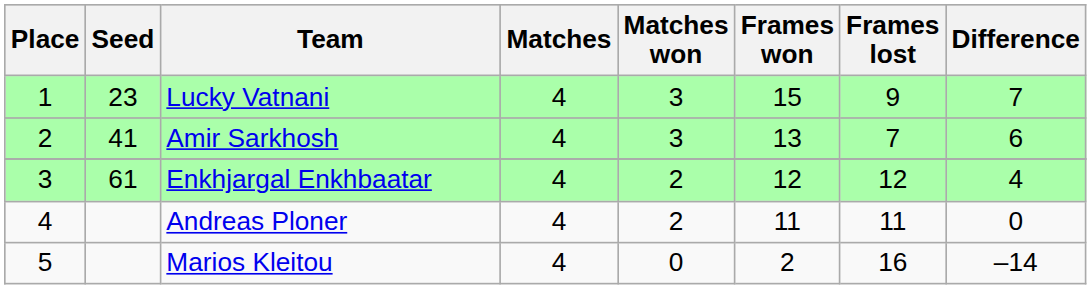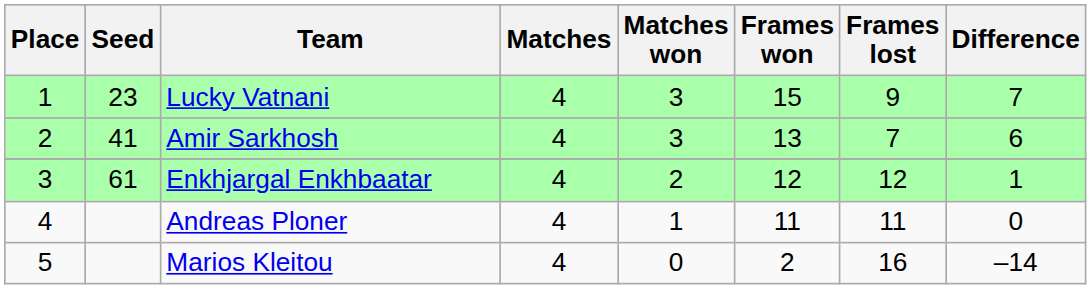(1016, 179) 4 -> (1016, 179) 1
(676, 221) 2 -> (676, 221) 1
